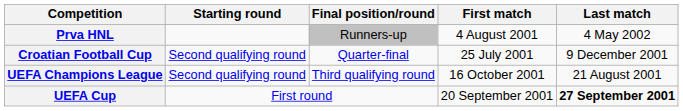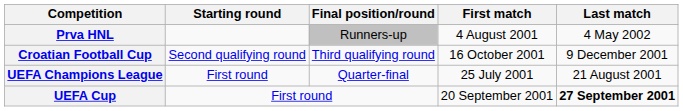(373, 55) Quarter-final -> (373, 55) Third qualifying round
(497, 55) 25 July 2001 -> (497, 55) 16 October 2001
(237, 75) Second qualifying round -> (237, 75) First round
(373, 75) Third qualifying round -> (373, 75) Quarter-final
(497, 75) 16 October 2001 -> (497, 75) 25 July 2001
